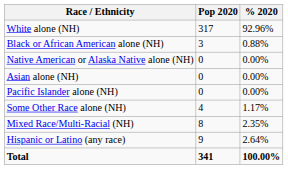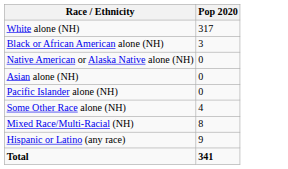- column: (261, 12)
